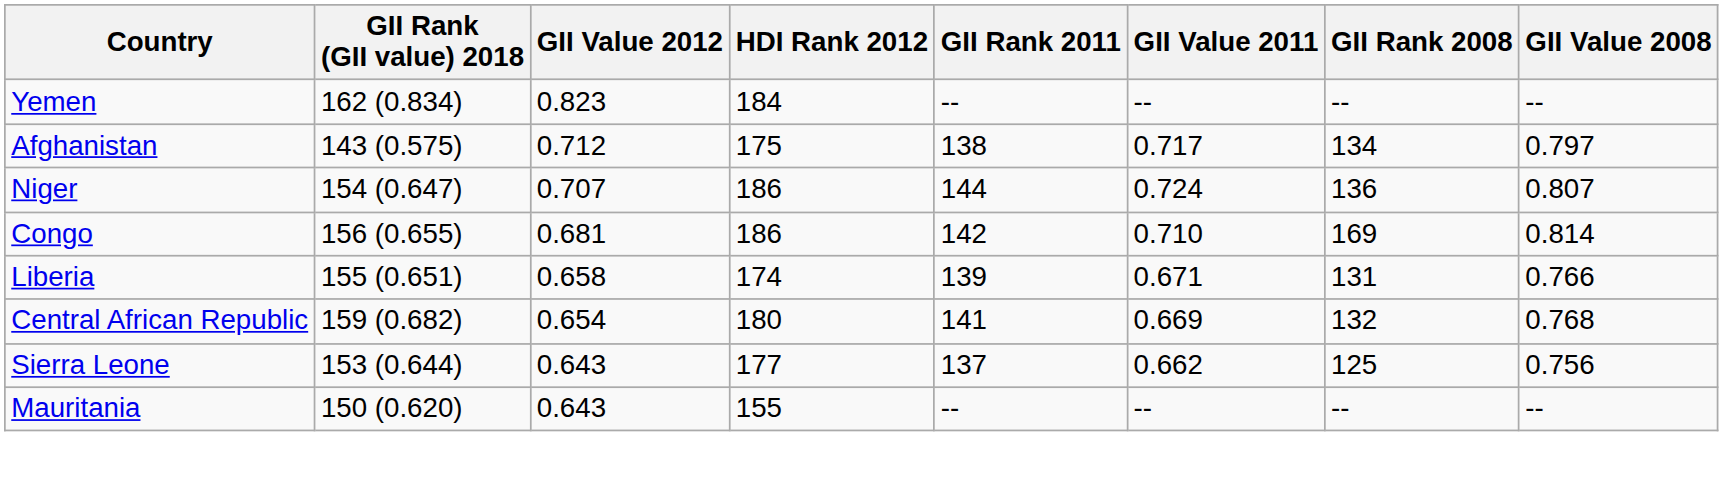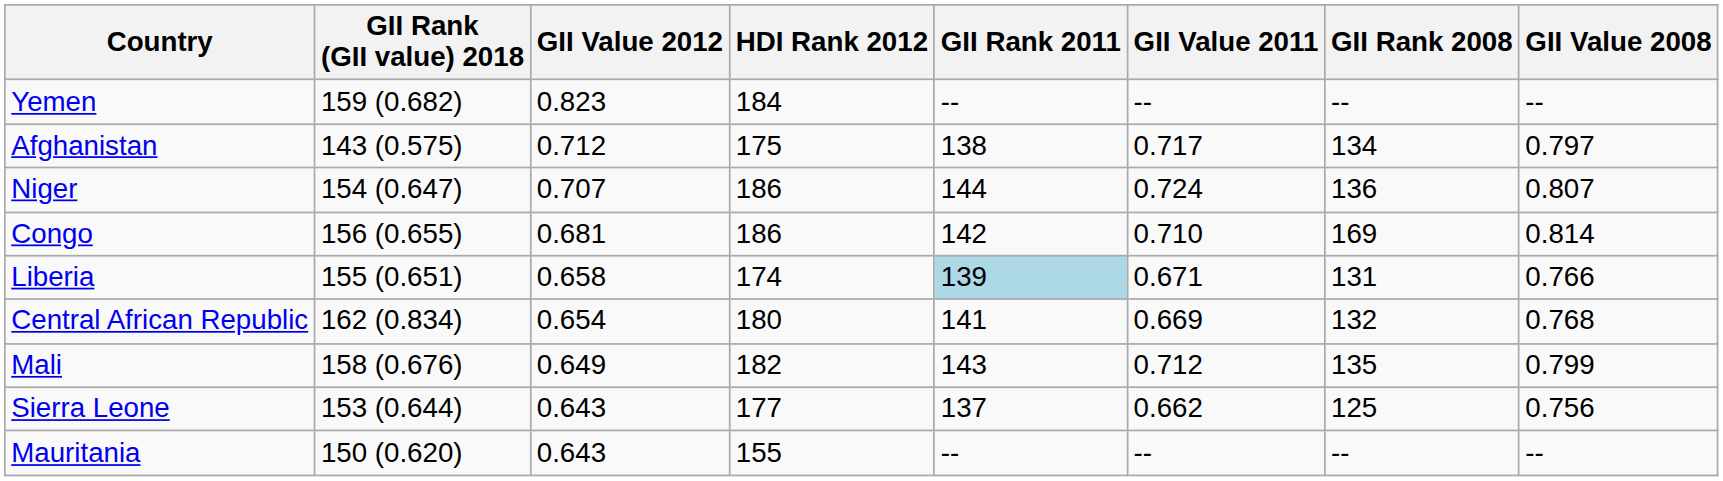(392, 101) 162 (0.834) -> (392, 101) 159 (0.682)
(964, 277) no background -> (964, 277) lightblue background
(392, 320) 159 (0.682) -> (392, 320) 162 (0.834)
+ row: (37, 364)
